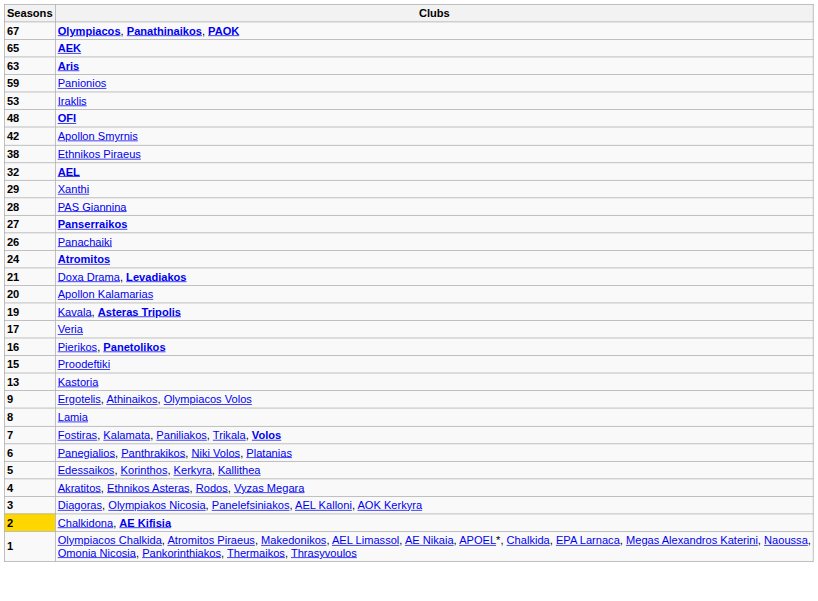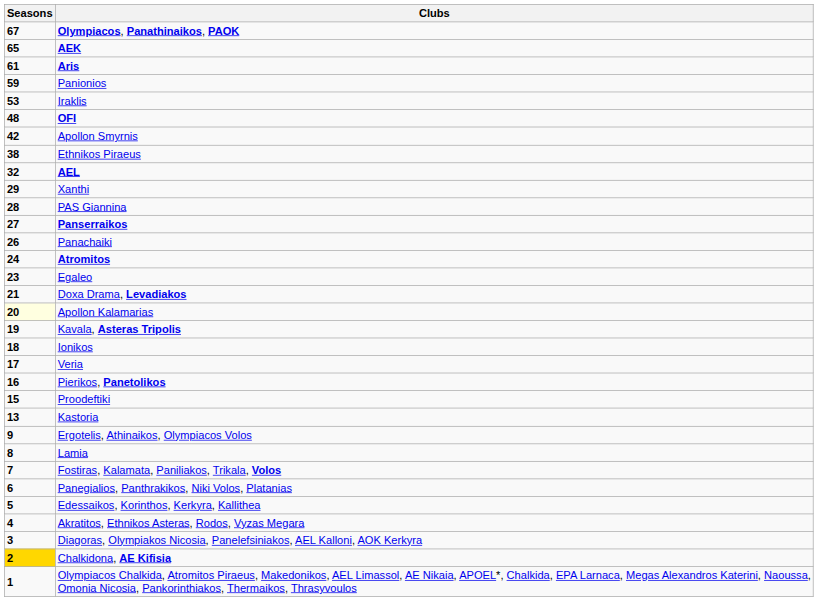(13, 66) 63 -> (13, 66) 61
+ row: (75, 277)
(13, 294) no background -> (13, 312) lightyellow background
+ row: (75, 347)
